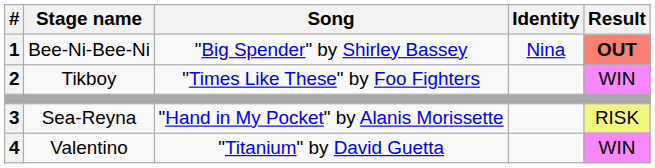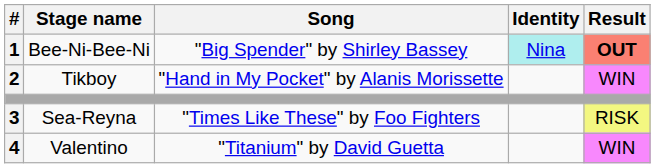(546, 49) no background -> (546, 49) paleturquoise background
(331, 79) "Times Like These" by Foo Fighters -> (331, 79) "Hand in My Pocket" by Alanis Morissette
(331, 118) "Hand in My Pocket" by Alanis Morissette -> (331, 118) "Times Like These" by Foo Fighters
